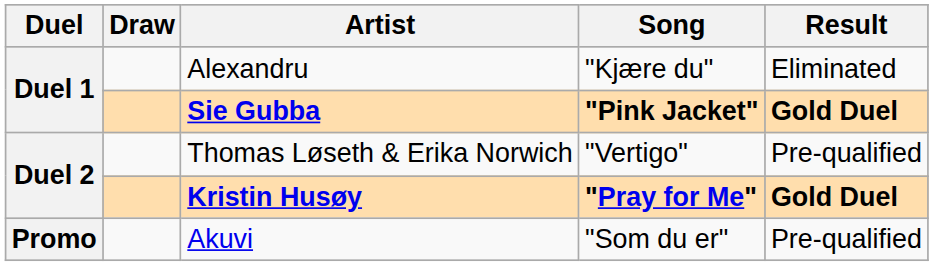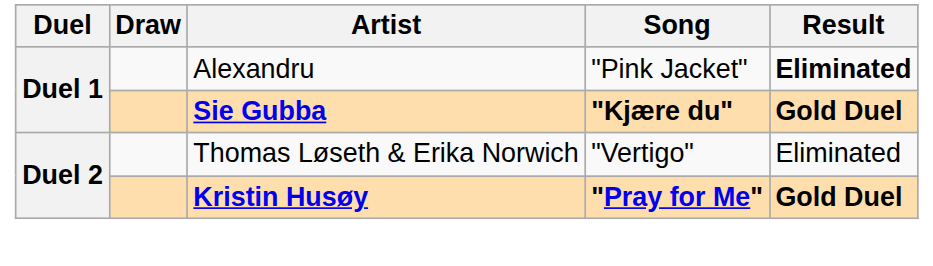(649, 68) "Kjære du" -> (669, 68) "Pink Jacket"
(834, 68) normal -> (843, 68) bold
(672, 111) "Pink Jacket" -> (662, 111) "Kjære du"
(846, 153) Pre-qualified -> (838, 153) Eliminated
- row: (220, 238)
